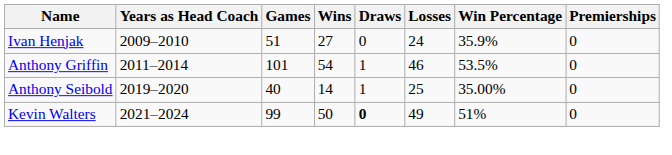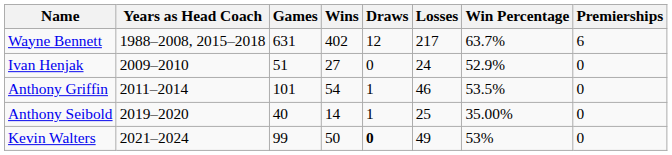+ row: (55, 41)
(478, 41) 35.9% -> (485, 65) 52.9%
(472, 114) 51% -> (479, 138) 53%
